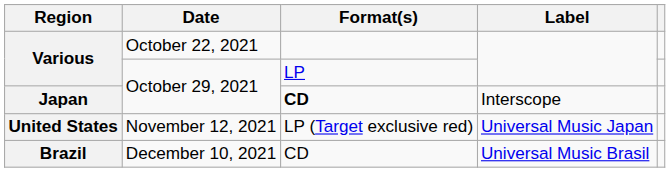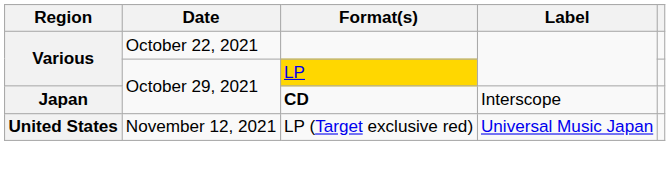(295, 72) no background -> (295, 72) gold background
- row: (63, 153)
